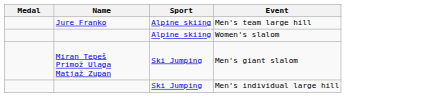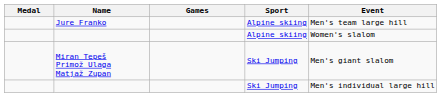+ column: (197, 11)
